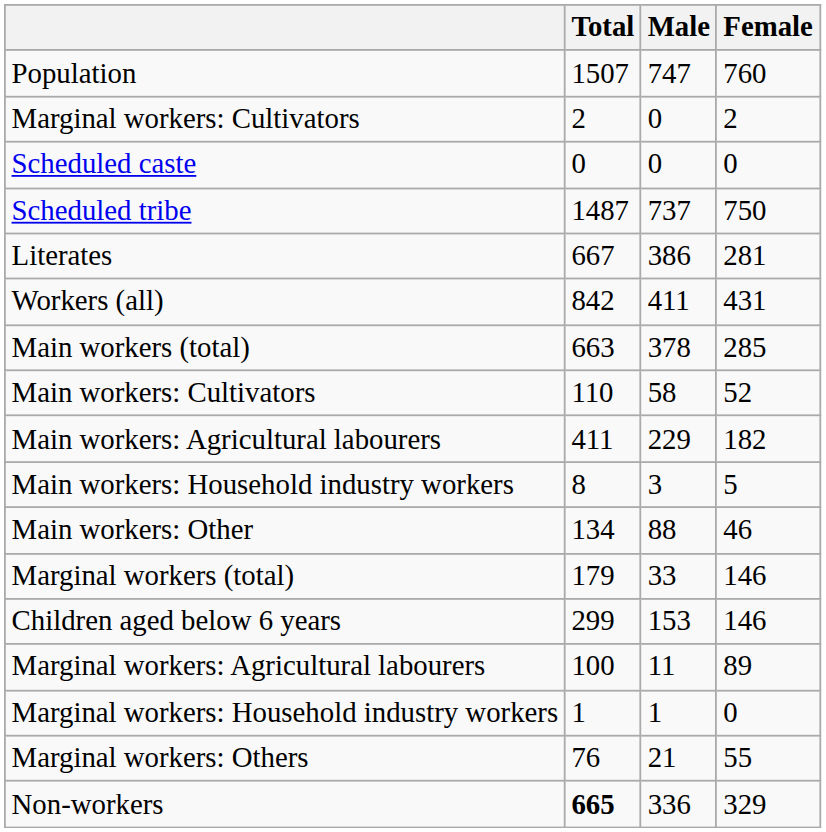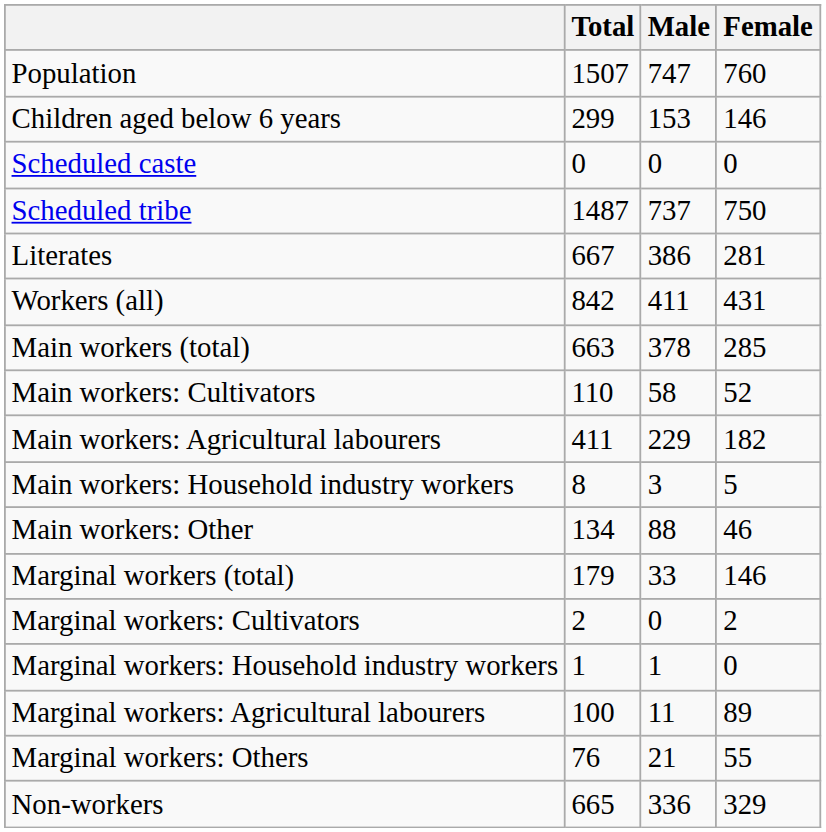rows swapped: (176, 621) <-> (186, 118)
rows swapped: (248, 666) <-> (285, 712)
(593, 803) bold -> (593, 803) normal
